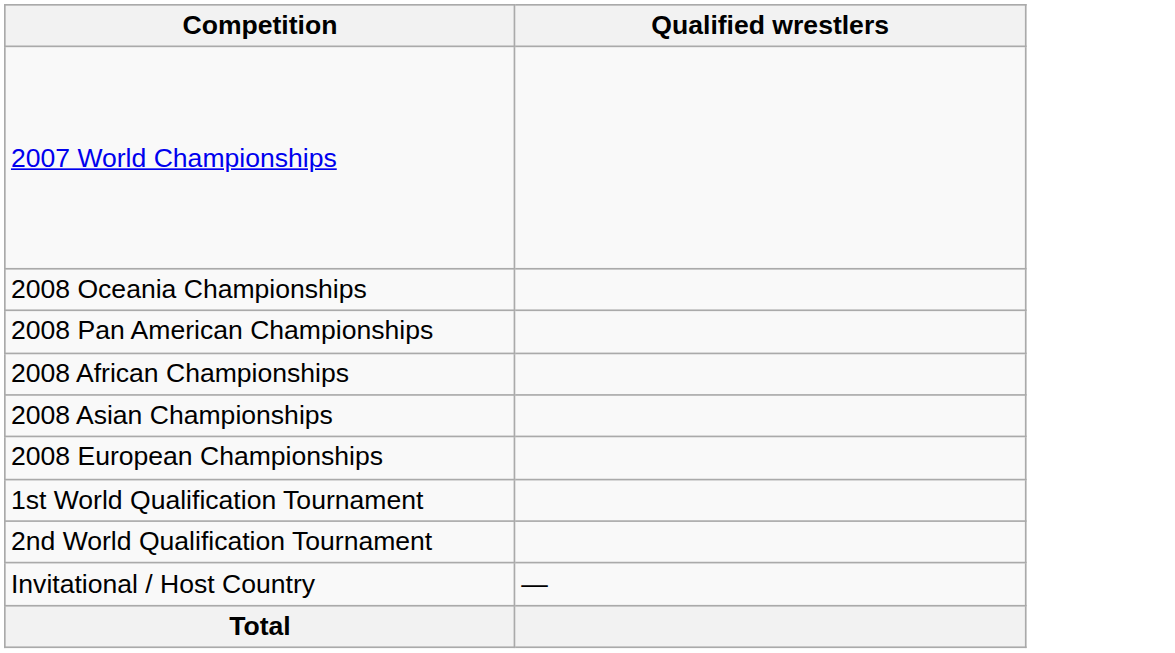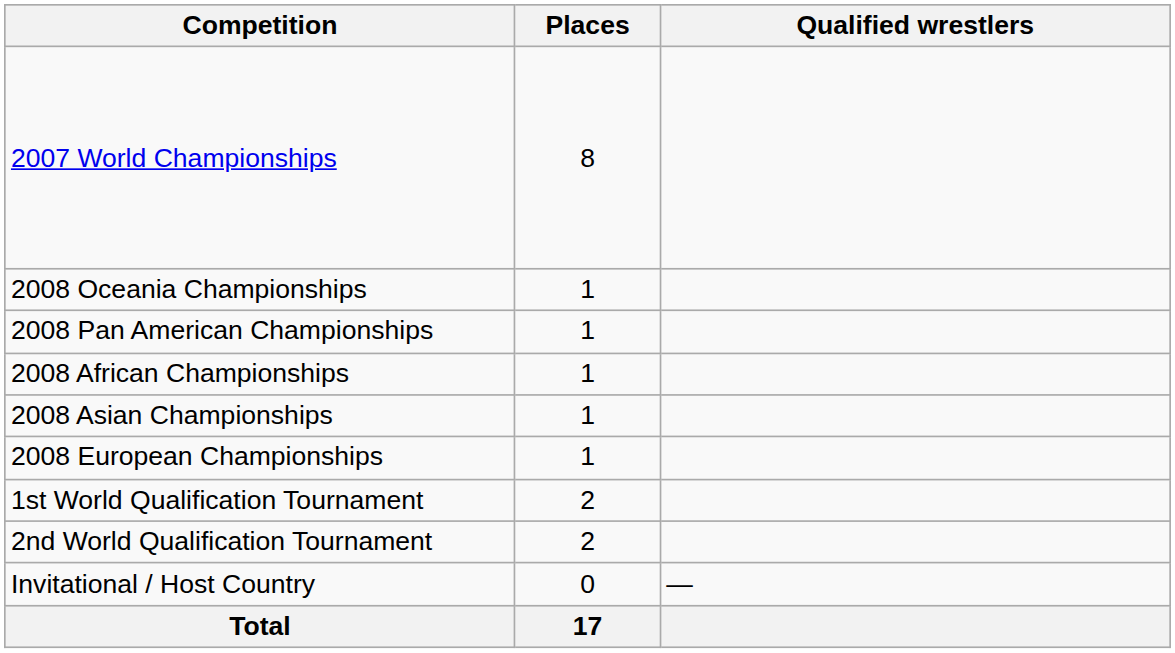+ column: (588, 25)
